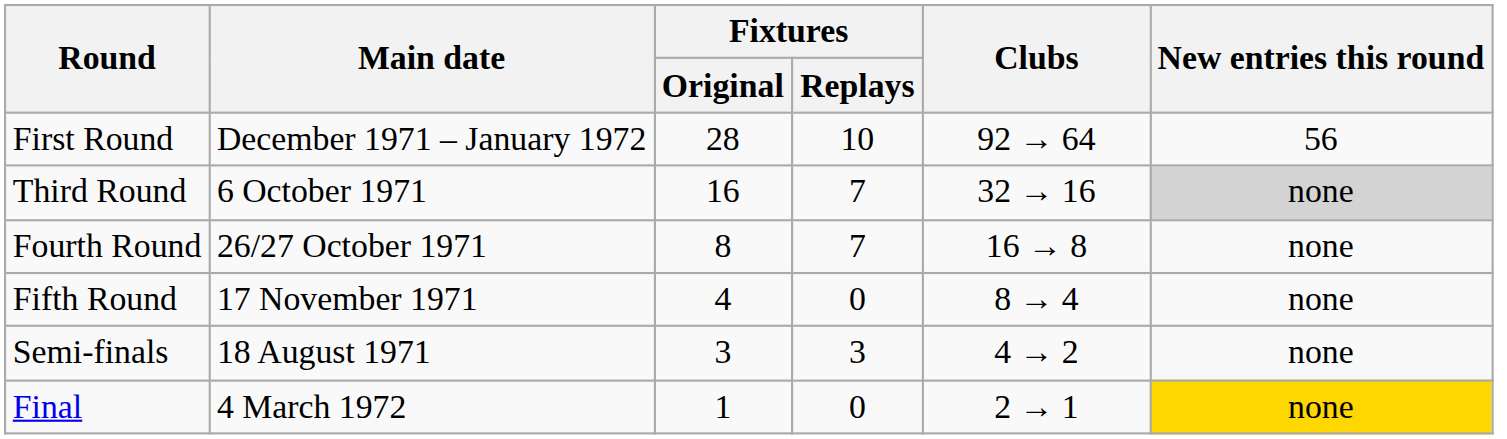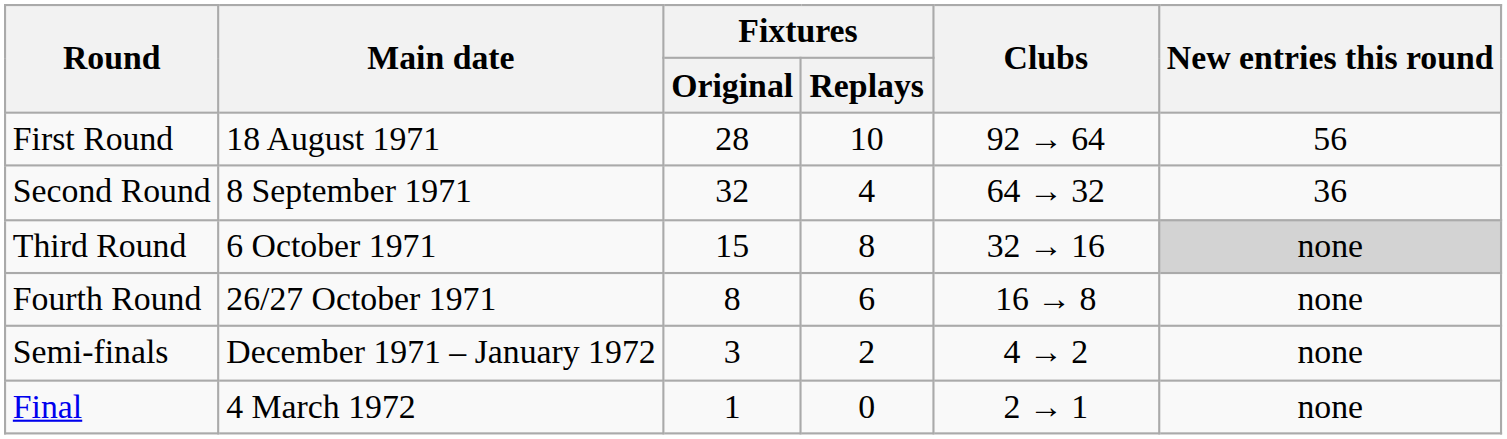(432, 138) December 1971 – January 1972 -> (333, 138) 18 August 1971
+ row: (112, 191)
(723, 191) 16 -> (732, 245) 15
(857, 191) 7 -> (867, 245) 8
(857, 245) 7 -> (867, 298) 6
- row: (95, 298)
(324, 352) 18 August 1971 -> (441, 352) December 1971 – January 1972
(857, 352) 3 -> (867, 352) 2
(1321, 406) gold background -> (1330, 406) no background
